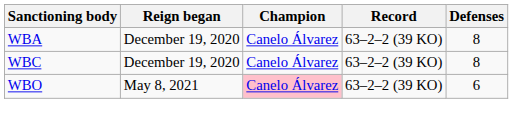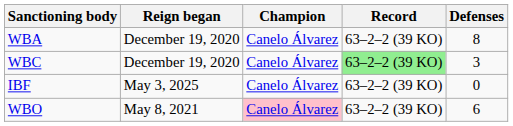(394, 62) no background -> (394, 62) lightgreen background
(477, 62) 8 -> (477, 62) 3
+ row: (19, 86)
